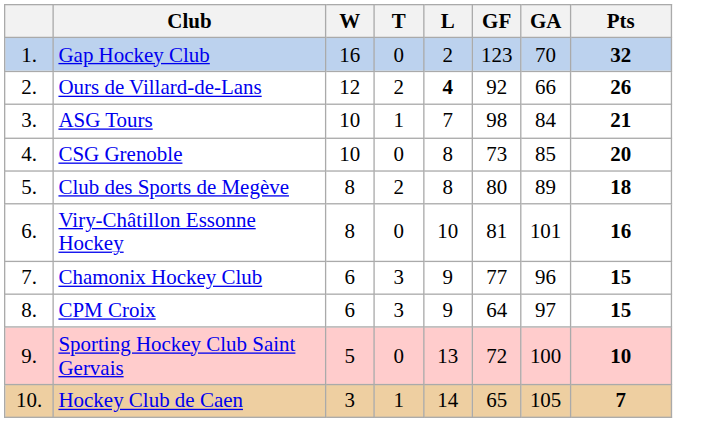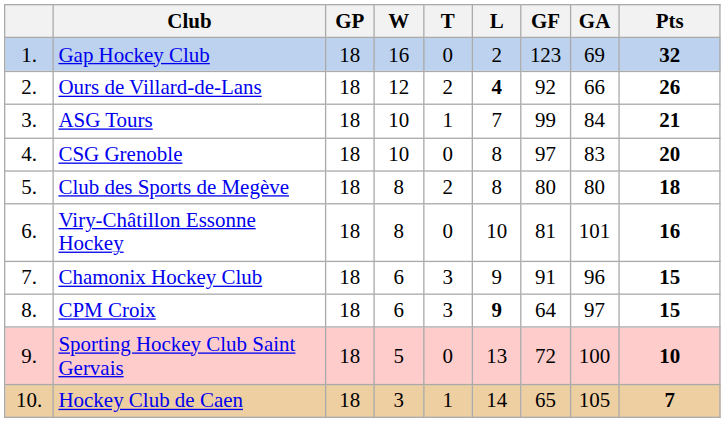+ column: (350, 21)
(546, 54) 70 -> (595, 54) 69
(497, 120) 98 -> (546, 120) 99
(497, 154) 73 -> (546, 154) 97
(546, 154) 85 -> (595, 154) 83
(546, 187) 89 -> (595, 187) 80
(497, 277) 77 -> (546, 277) 91
(448, 310) normal -> (497, 310) bold
